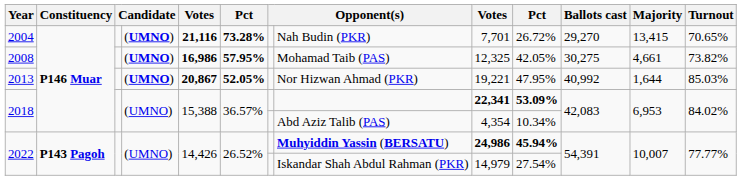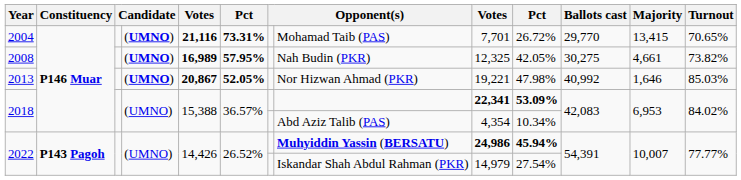(244, 36) 73.28% -> (244, 36) 73.31%
(324, 36) Nah Budin (PKR) -> (333, 36) Mohamad Taib (PAS)
(582, 36) 29,270 -> (582, 36) 29,770
(199, 57) 16,986 -> (199, 57) 16,989
(333, 57) Mohamad Taib (PAS) -> (324, 57) Nah Budin (PKR)
(536, 79) 47.95% -> (536, 79) 47.98%
(647, 79) 1,644 -> (647, 79) 1,646
